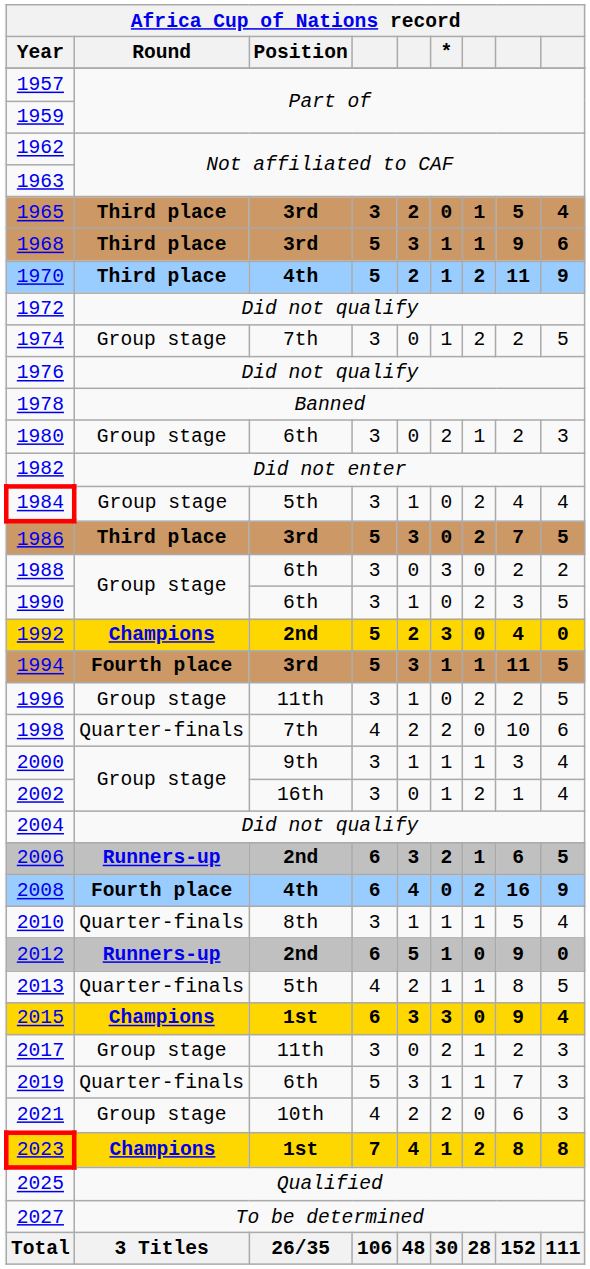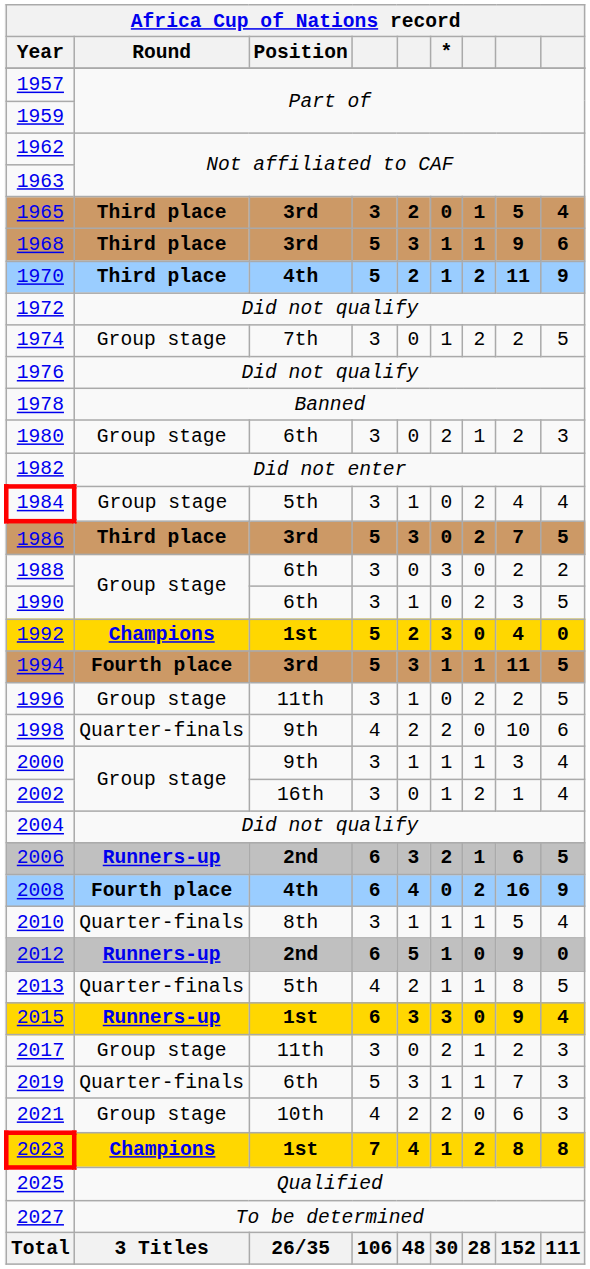(301, 635) 2nd -> (301, 635) 1st
(301, 731) 7th -> (301, 731) 9th
(162, 1019) Champions -> (162, 1019) Runners-up
